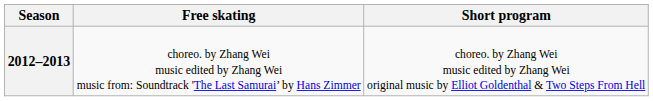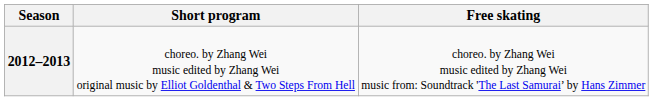columns swapped: (506, 15) <-> (219, 15)
